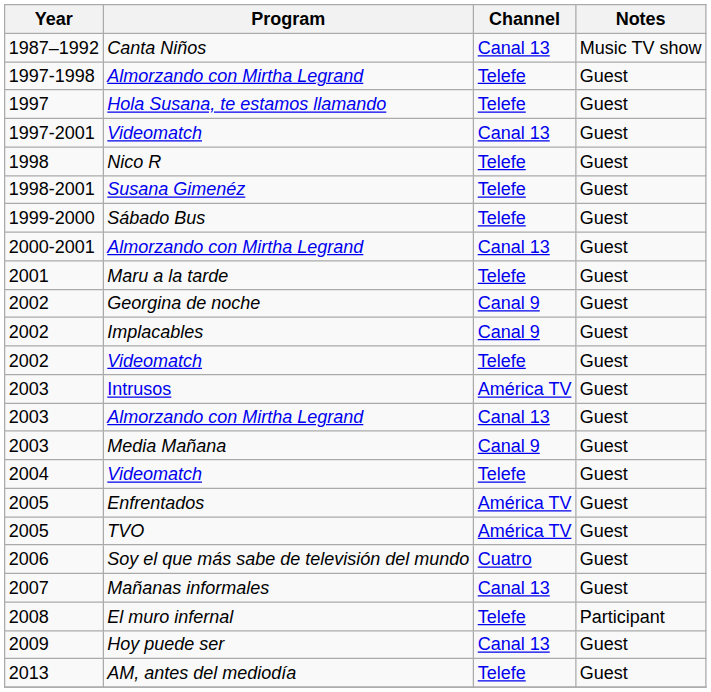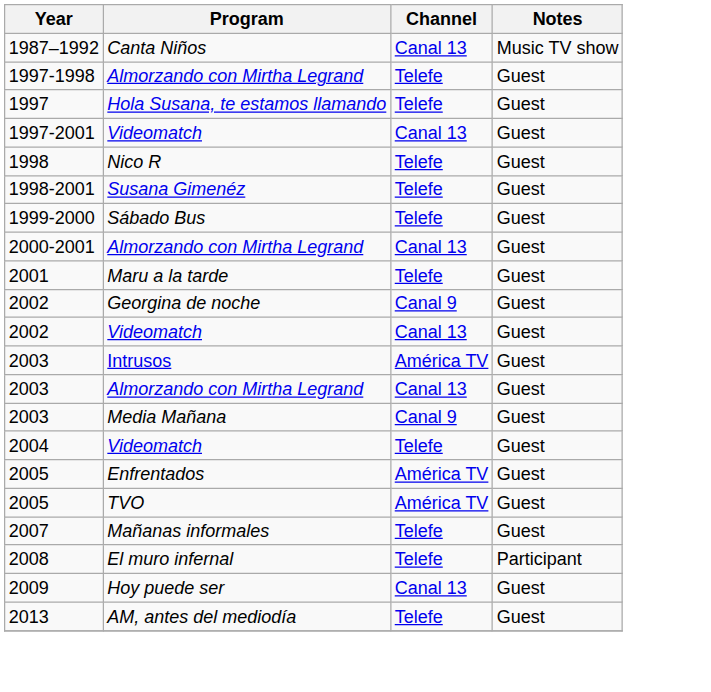- row: (29, 332)
(502, 360) Telefe -> (431, 332) Canal 13
- row: (29, 560)
(514, 588) Canal 13 -> (419, 531) Telefe
